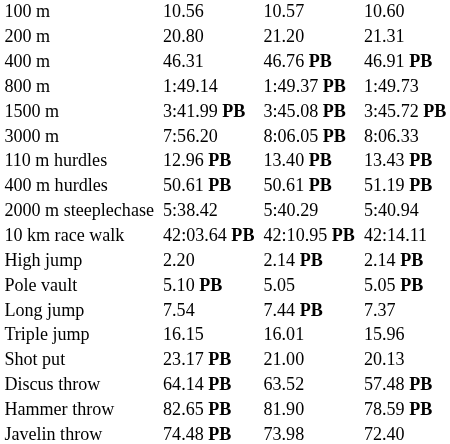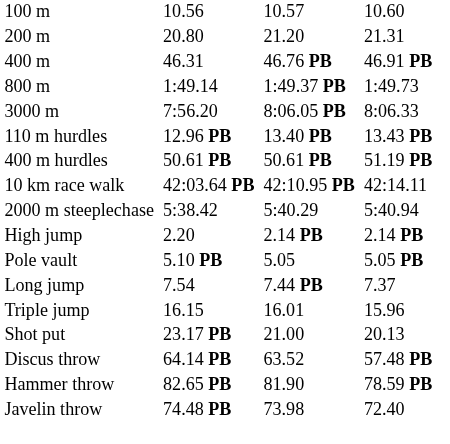- row: (32, 110)
rows swapped: (79, 210) <-> (64, 235)
